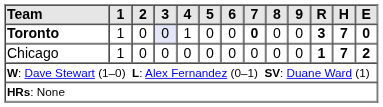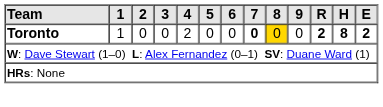(165, 33) lavender background -> (165, 33) no background
(188, 33) 1 -> (188, 33) 2
(277, 33) no background -> (277, 33) gold background
(321, 33) 3 -> (321, 33) 2
(344, 33) 7 -> (344, 33) 8
(366, 33) 0 -> (366, 33) 2
- row: (33, 53)
